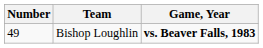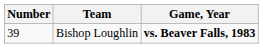(13, 33) 49 -> (13, 33) 39
